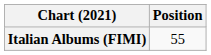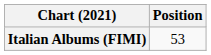(178, 38) 55 -> (178, 38) 53
